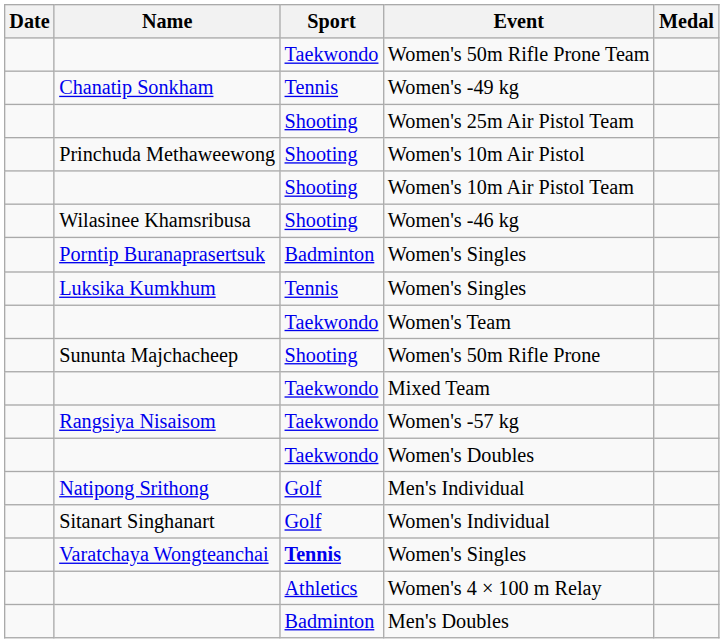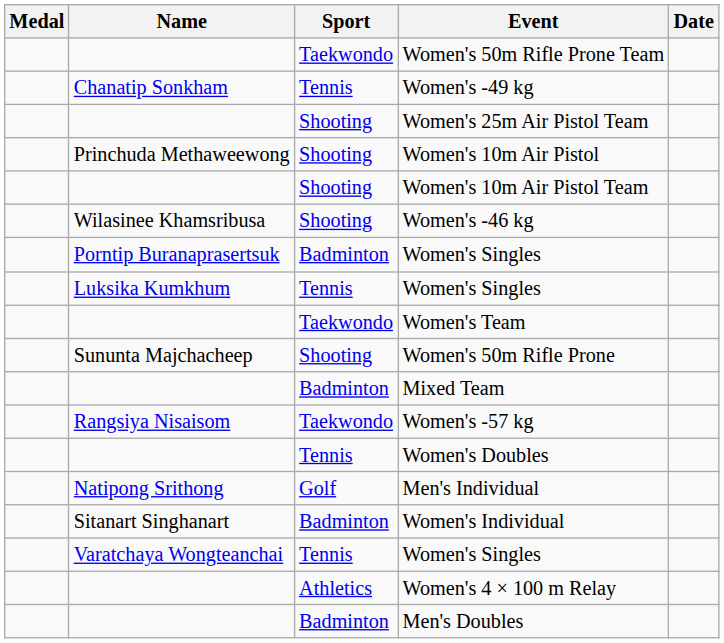columns swapped: (686, 21) <-> (30, 21)
(332, 388) Taekwondo -> (344, 388) Badminton
(332, 454) Taekwondo -> (326, 454) Tennis
(303, 521) Golf -> (344, 521) Badminton
(313, 554) bold -> (326, 554) normal
